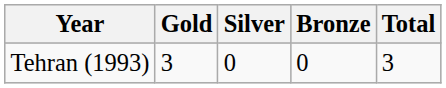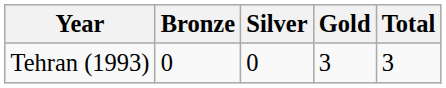columns swapped: (187, 23) <-> (333, 23)
